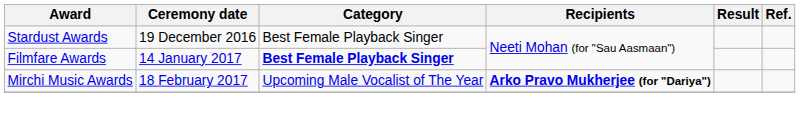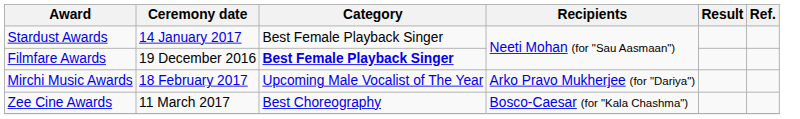(198, 37) 19 December 2016 -> (190, 37) 14 January 2017
(190, 59) 14 January 2017 -> (198, 59) 19 December 2016
(600, 80) bold -> (592, 80) normal
+ row: (60, 102)
